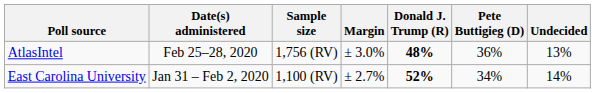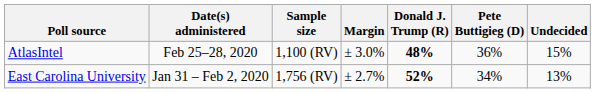(306, 53) 1,756 (RV) -> (306, 53) 1,100 (RV)
(559, 53) 13% -> (559, 53) 15%
(306, 76) 1,100 (RV) -> (306, 76) 1,756 (RV)
(559, 76) 14% -> (559, 76) 13%
